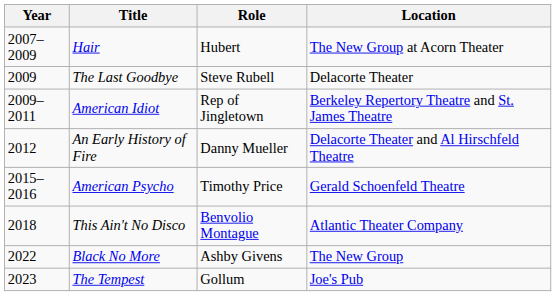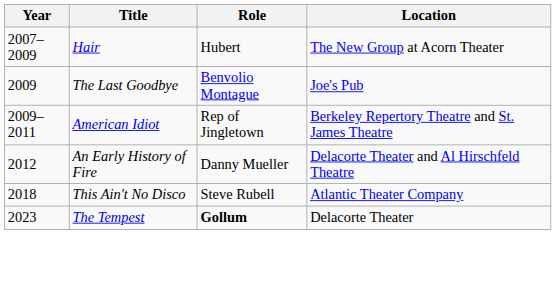(237, 77) Steve Rubell -> (230, 85) Benvolio Montague
(361, 77) Delacorte Theater -> (337, 85) Joe's Pub
- row: (123, 186)
(230, 225) Benvolio Montague -> (238, 194) Steve Rubell
- row: (116, 256)
(222, 279) normal -> (224, 217) bold
(336, 279) Joe's Pub -> (362, 217) Delacorte Theater
